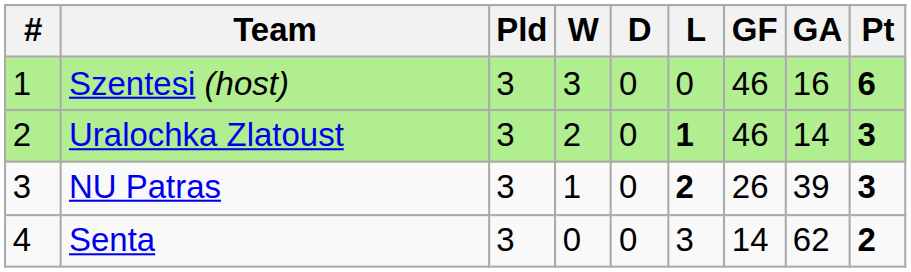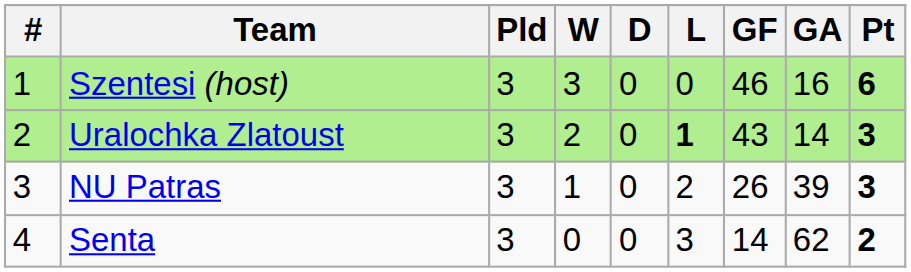(750, 135) 46 -> (750, 135) 43
(685, 187) bold -> (685, 187) normal
